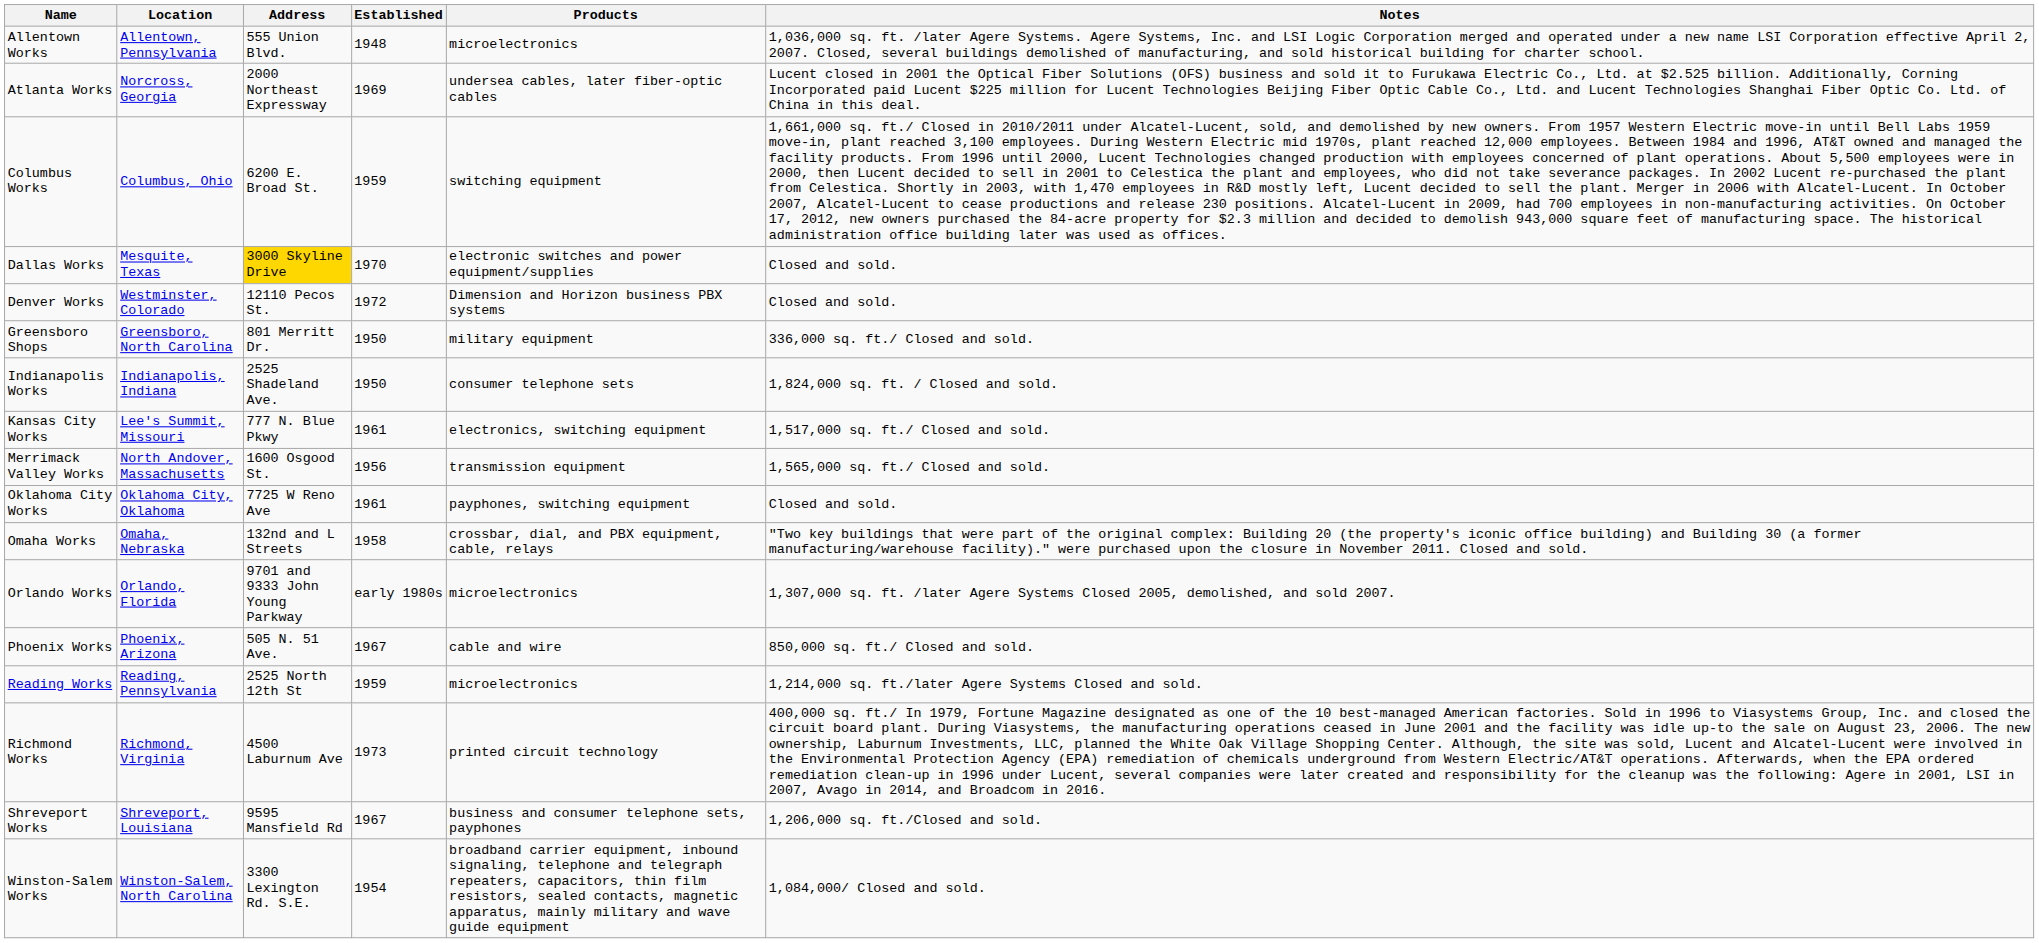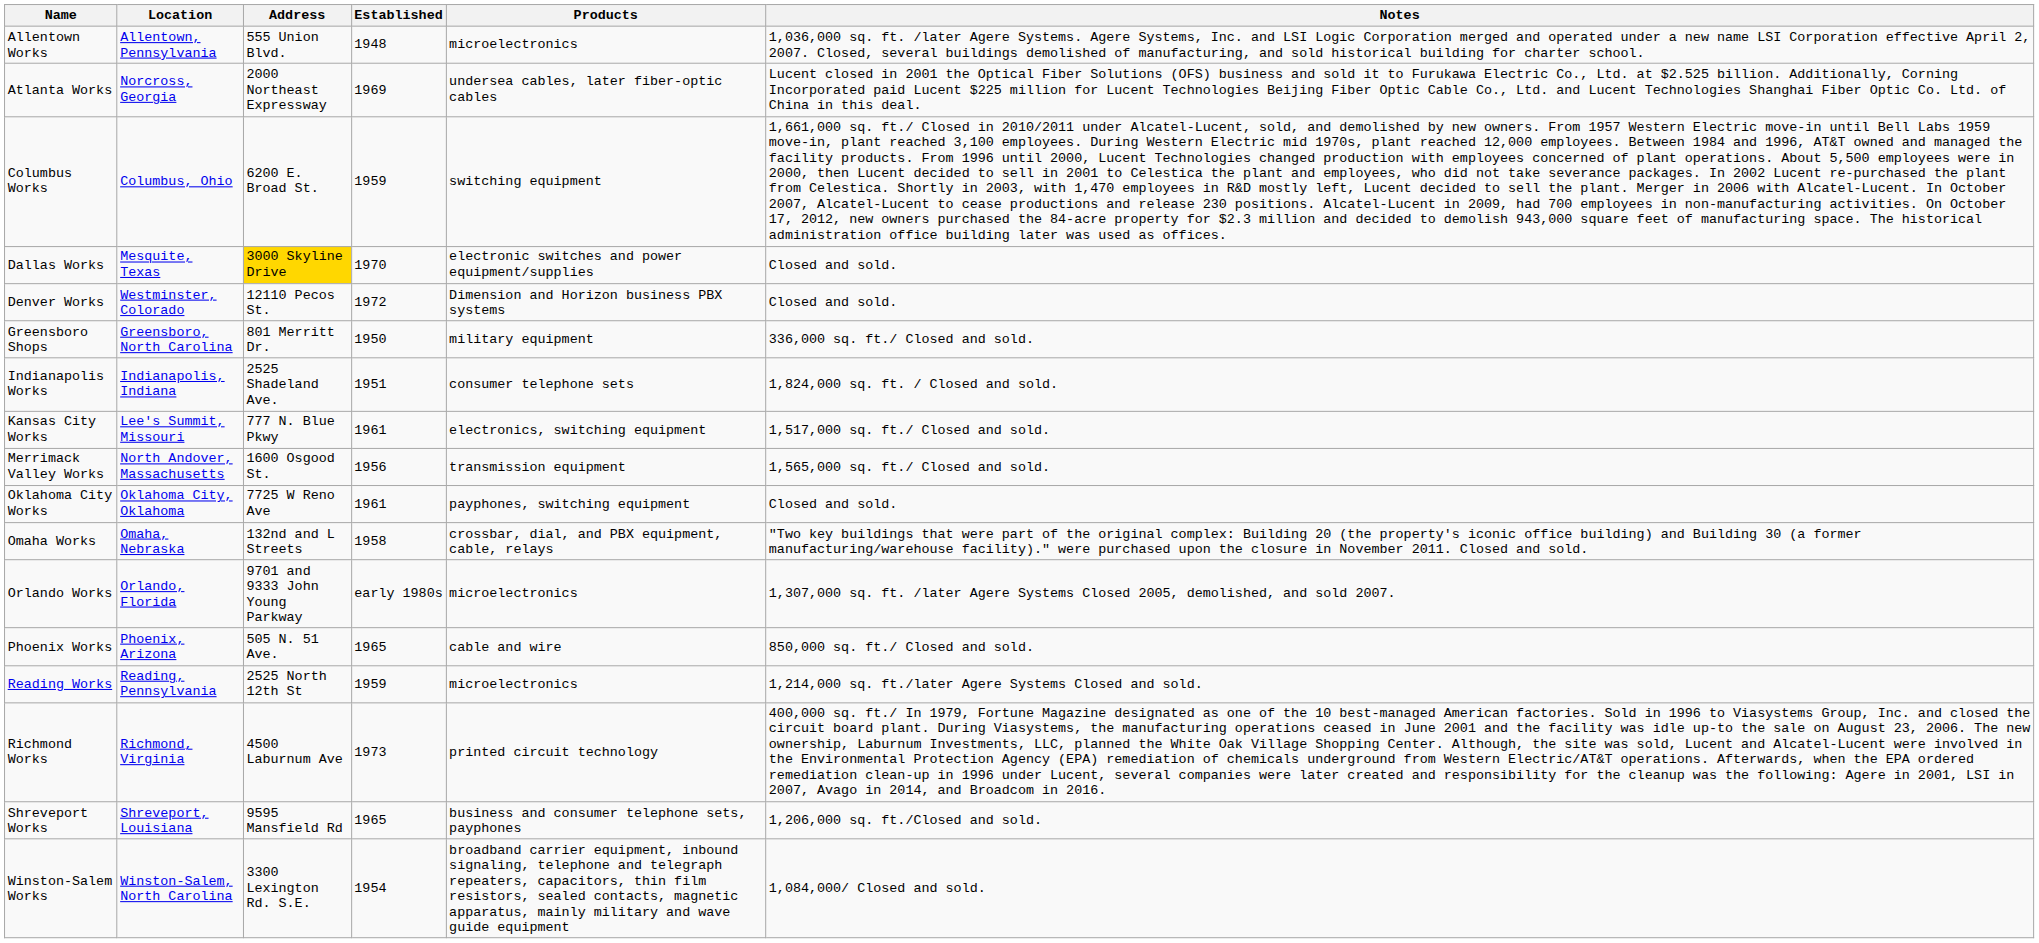(370, 384) 1950 -> (370, 384) 1951
(370, 647) 1967 -> (370, 647) 1965
(370, 820) 1967 -> (370, 820) 1965
